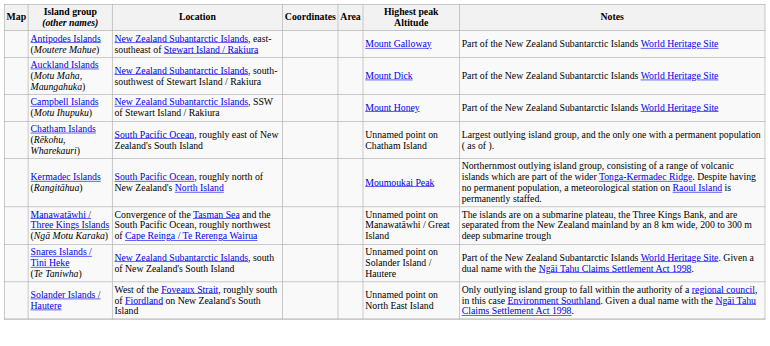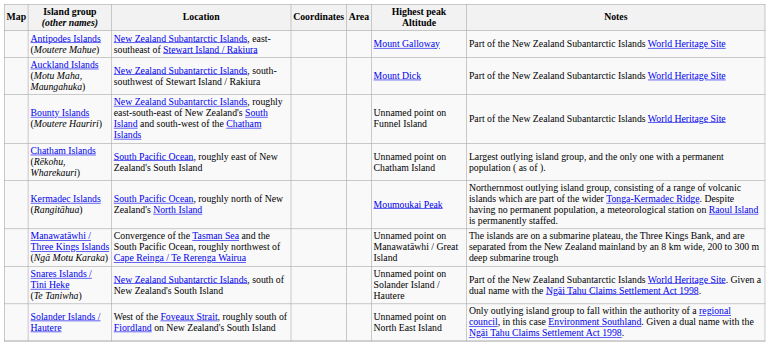+ row: (66, 119)
- row: (65, 108)
